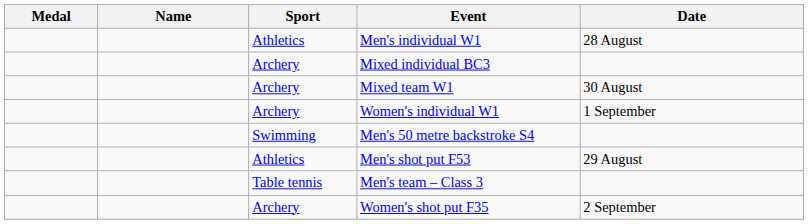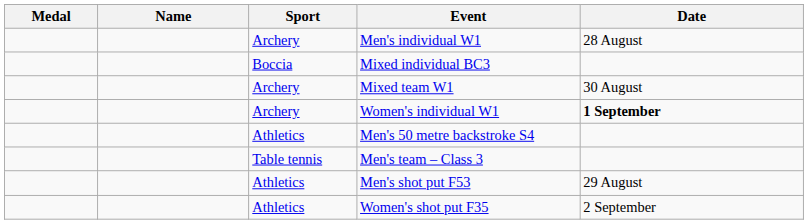(278, 40) Athletics -> (276, 40) Archery
(276, 64) Archery -> (272, 64) Boccia
(620, 111) normal -> (622, 111) bold
(284, 135) Swimming -> (278, 135) Athletics
rows swapped: (415, 159) <-> (421, 183)
(276, 207) Archery -> (278, 207) Athletics
